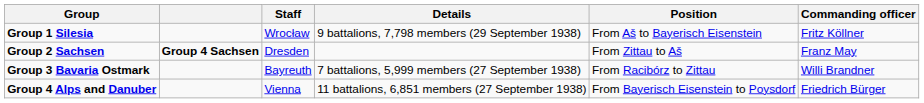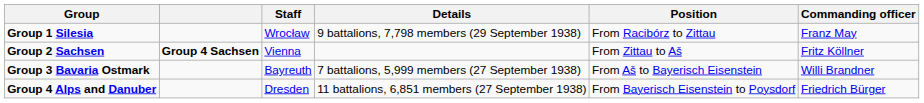(677, 33) From Aš to Bayerisch Eisenstein -> (654, 33) From Racibórz to Zittau
(832, 33) Fritz Köllner -> (829, 33) Franz May
(287, 51) Dresden -> (283, 51) Vienna
(829, 51) Franz May -> (832, 51) Fritz Köllner
(654, 70) From Racibórz to Zittau -> (677, 70) From Aš to Bayerisch Eisenstein
(283, 89) Vienna -> (287, 89) Dresden
